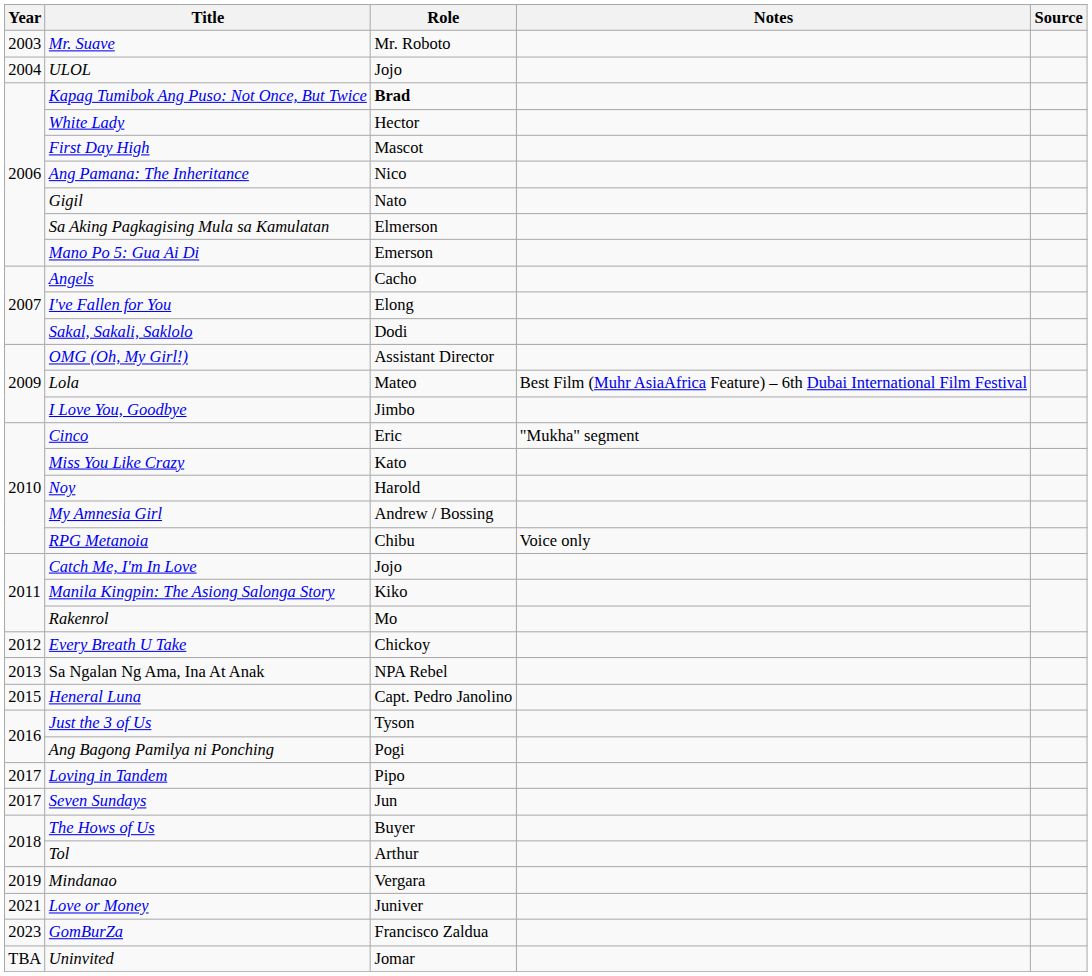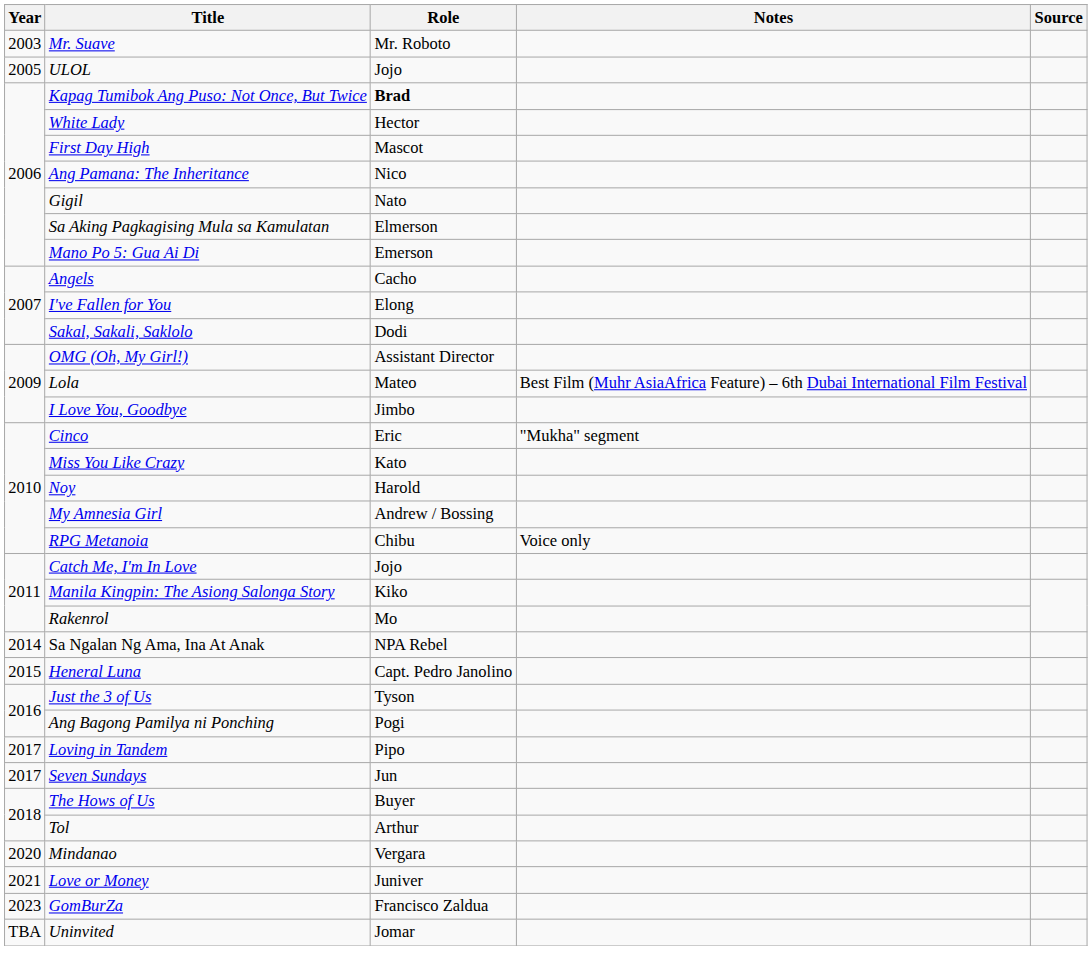(25, 69) 2004 -> (25, 69) 2005
- row: (118, 644)
(25, 670) 2013 -> (25, 644) 2014
(25, 880) 2019 -> (25, 853) 2020
